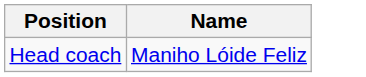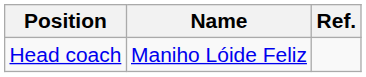+ column: (336, 21)
